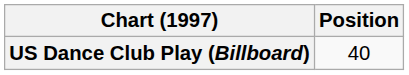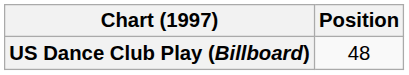(359, 52) 40 -> (359, 52) 48
